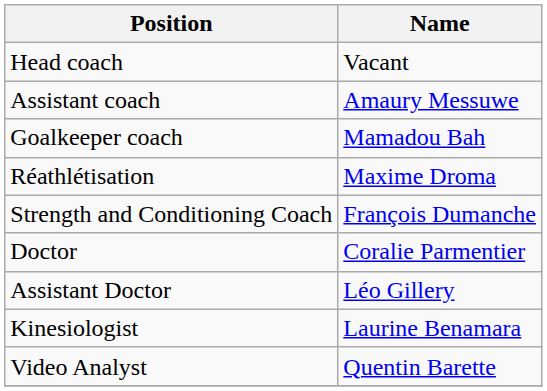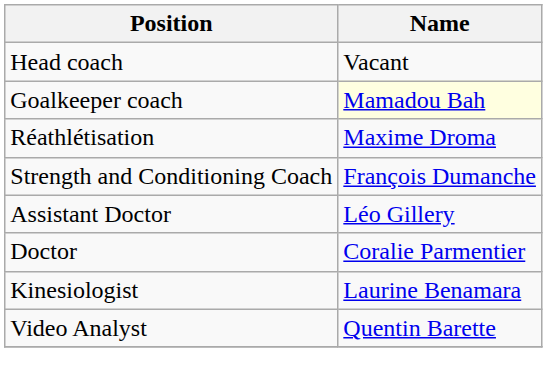- row: (85, 99)
(414, 137) no background -> (414, 99) lightyellow background
rows swapped: (44, 251) <-> (91, 289)
